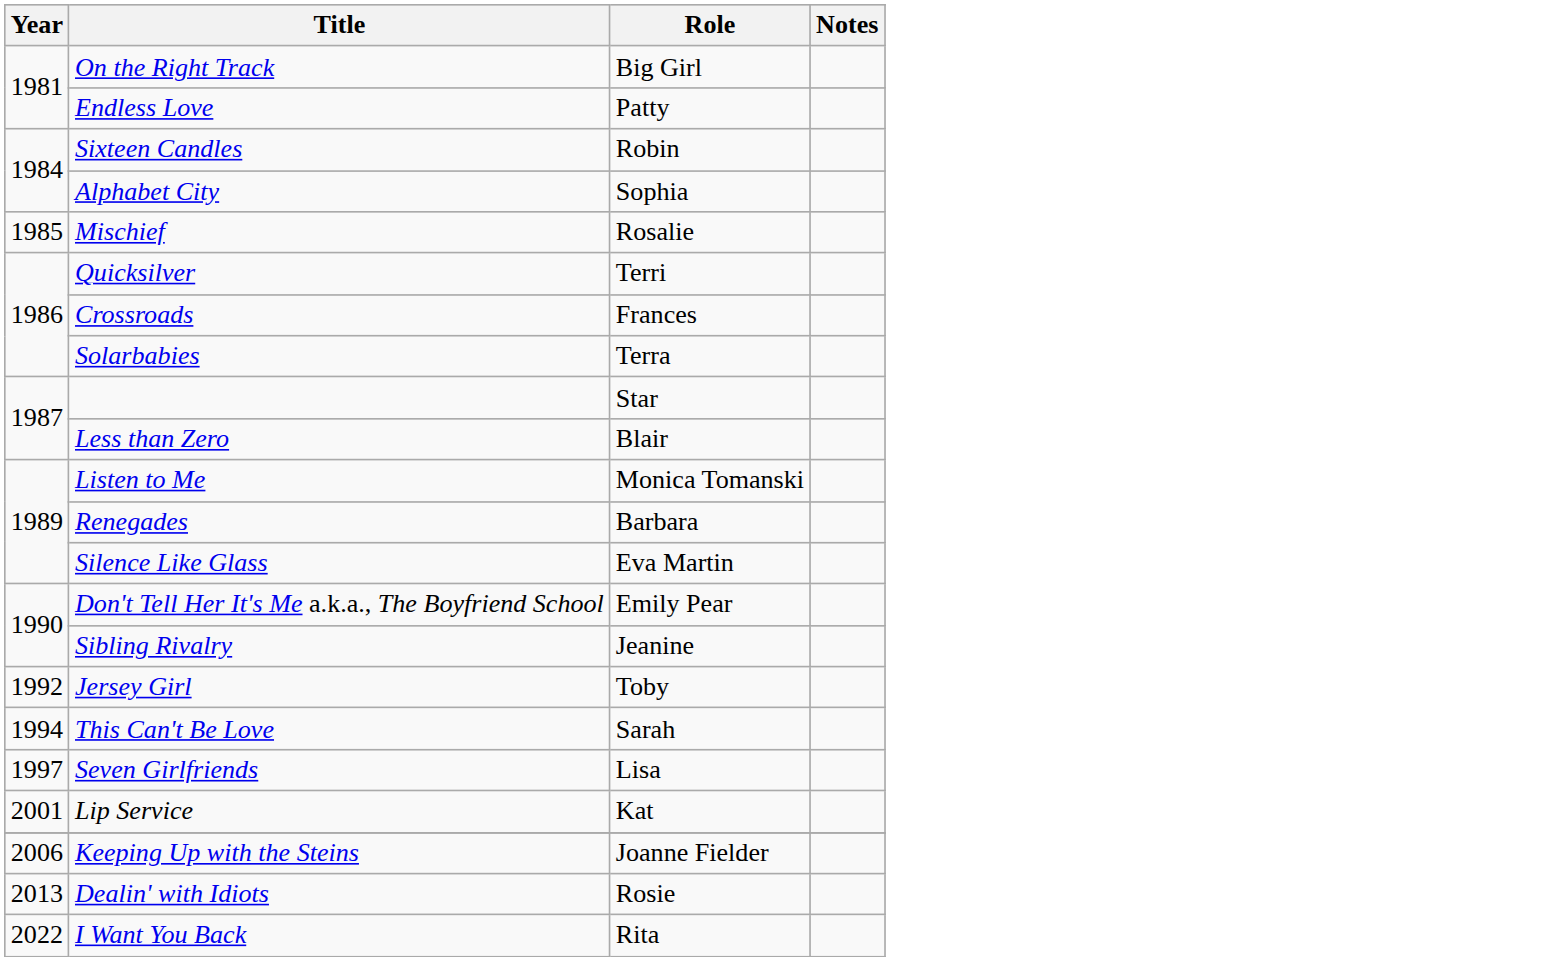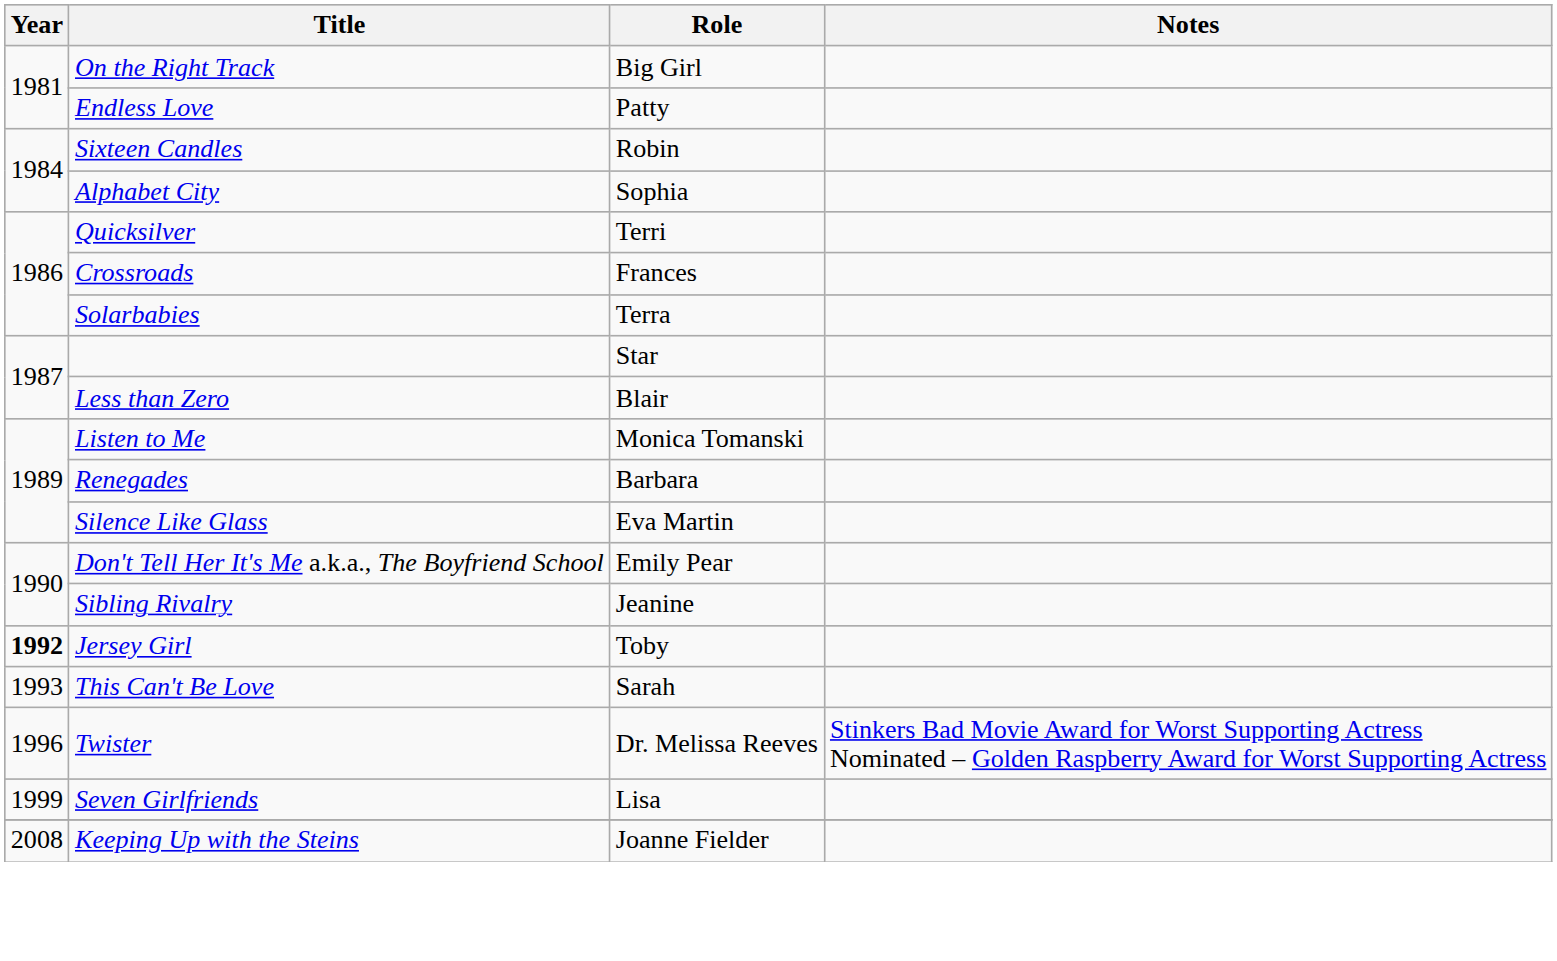- row: (120, 231)
(37, 686) normal -> (37, 645) bold
(37, 728) 1994 -> (37, 686) 1993
+ row: (113, 742)
(37, 769) 1997 -> (37, 799) 1999
- row: (134, 811)
(37, 852) 2006 -> (37, 840) 2008
- row: (172, 893)
- row: (161, 935)
